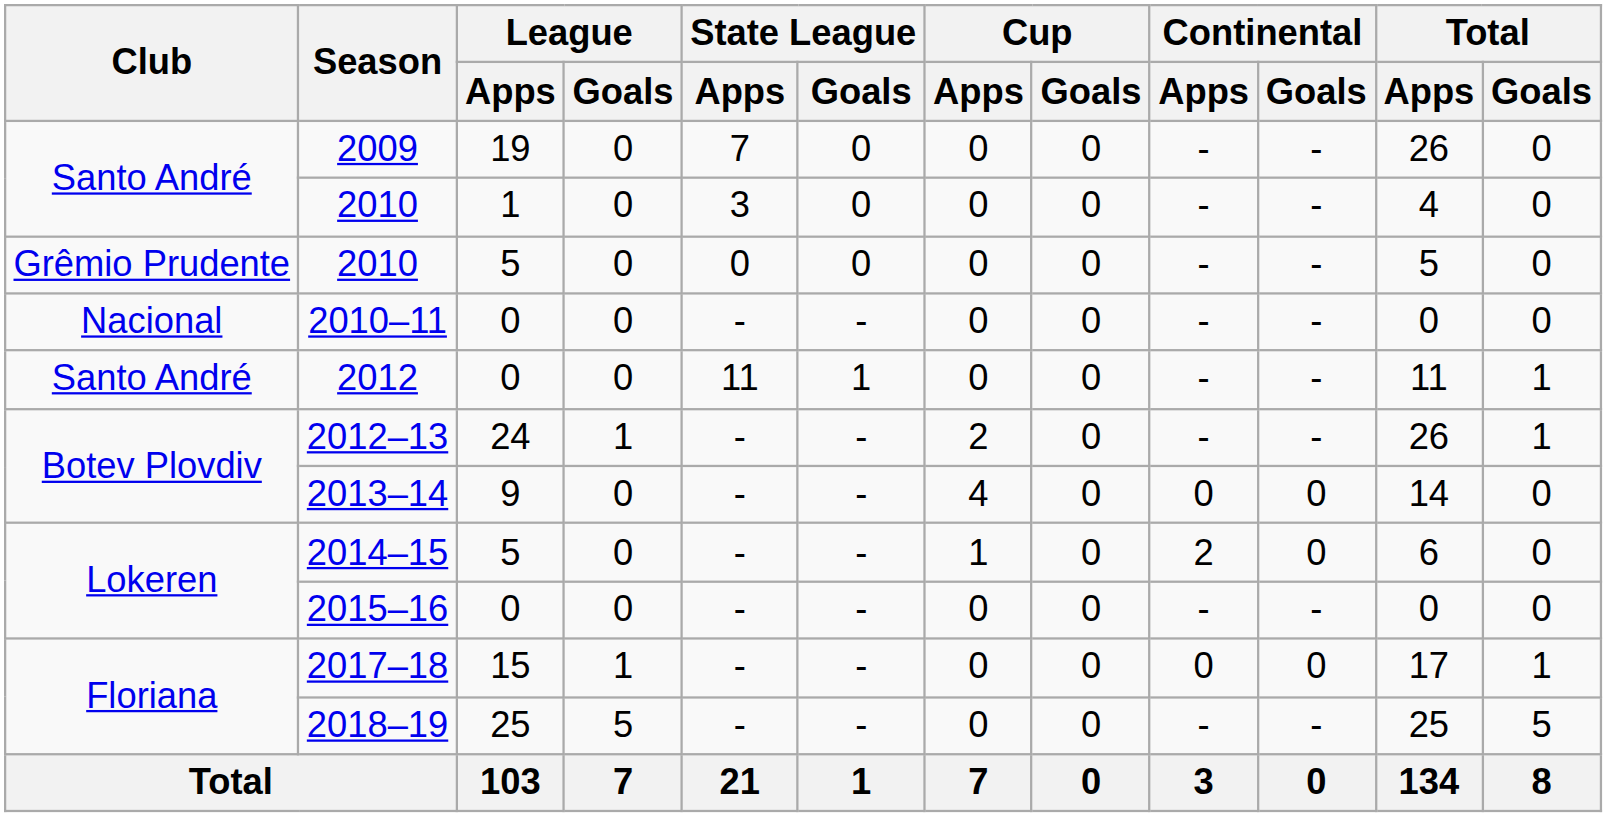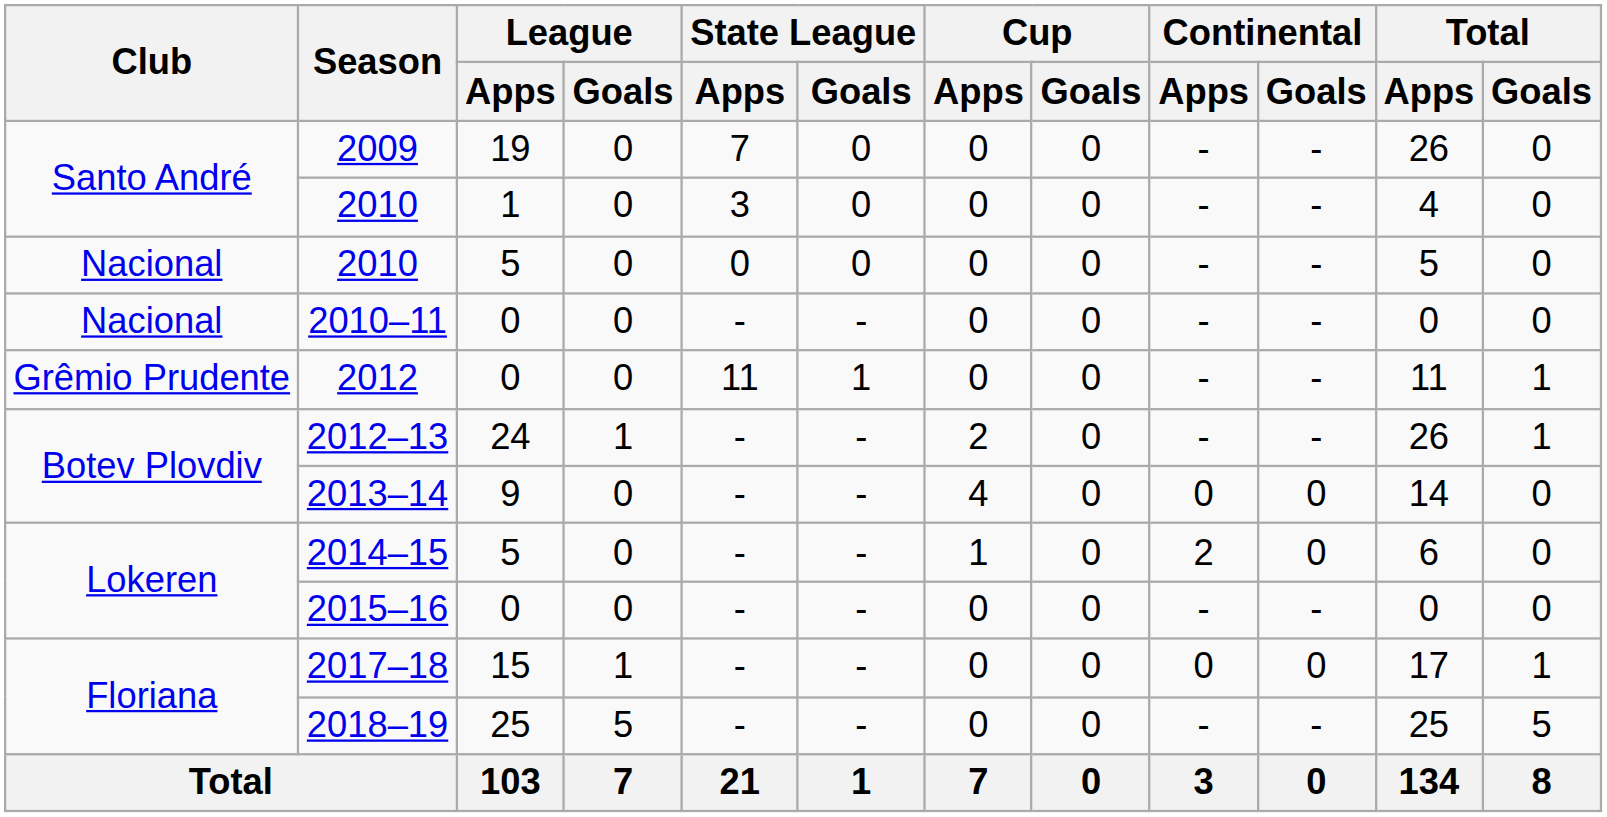(152, 263) Grêmio Prudente -> (152, 263) Nacional
(152, 378) Santo André -> (152, 378) Grêmio Prudente
